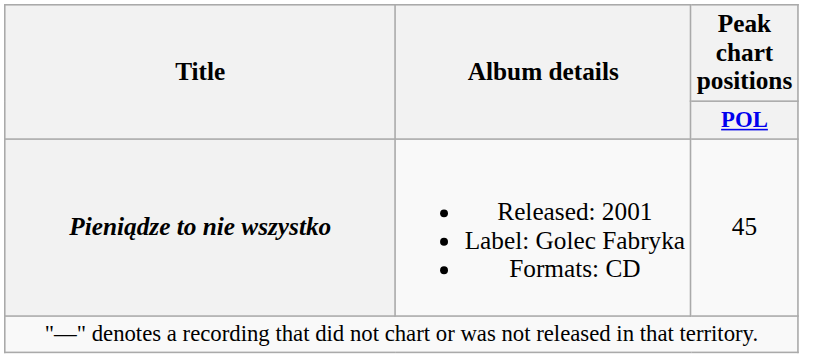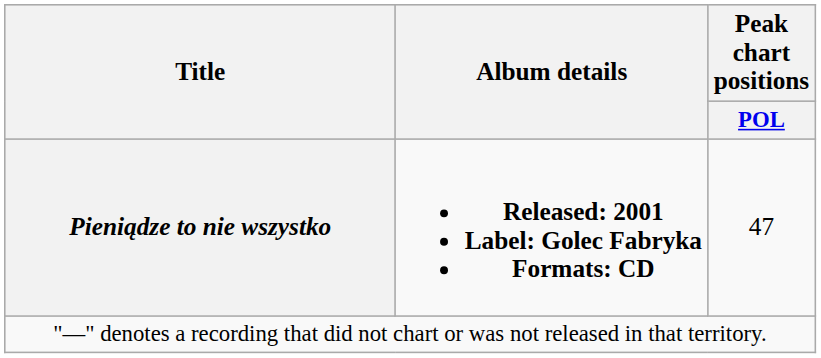(543, 241) normal -> (552, 241) bold
(745, 226) 45 -> (761, 226) 47
